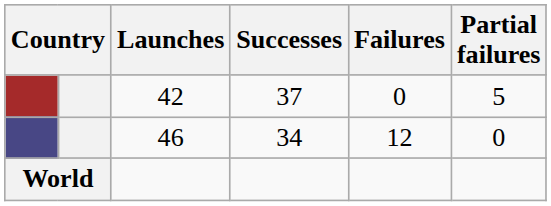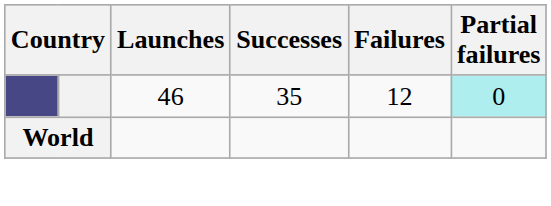- row: (171, 95)
(289, 137) 34 -> (289, 95) 35
(499, 137) no background -> (499, 95) paleturquoise background
